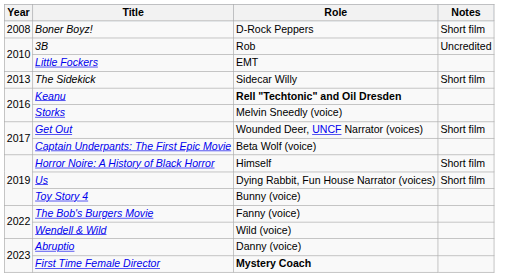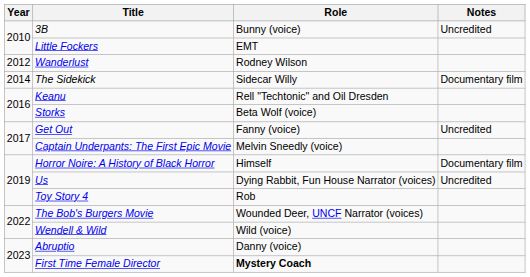- row: (64, 29)
(246, 46) Rob -> (268, 29) Bunny (voice)
+ row: (62, 63)
(19, 79) 2013 -> (19, 79) 2014
(463, 79) Short film -> (482, 79) Documentary film
(319, 96) bold -> (312, 96) normal
(289, 113) Melvin Sneedly (voice) -> (276, 113) Beta Wolf (voice)
(330, 130) Wounded Deer, UNCF Narrator (voices) -> (268, 130) Fanny (voice)
(463, 130) Short film -> (466, 130) Uncredited
(276, 146) Beta Wolf (voice) -> (289, 146) Melvin Sneedly (voice)
(463, 163) Short film -> (482, 163) Documentary film
(463, 180) Short film -> (466, 180) Uncredited
(268, 197) Bunny (voice) -> (246, 197) Rob
(268, 213) Fanny (voice) -> (330, 213) Wounded Deer, UNCF Narrator (voices)
